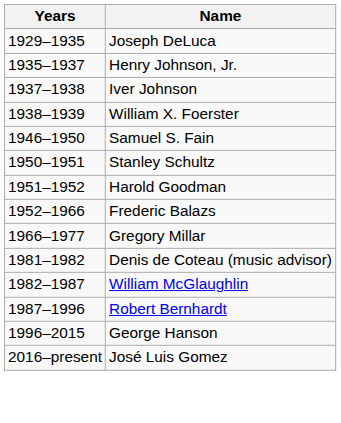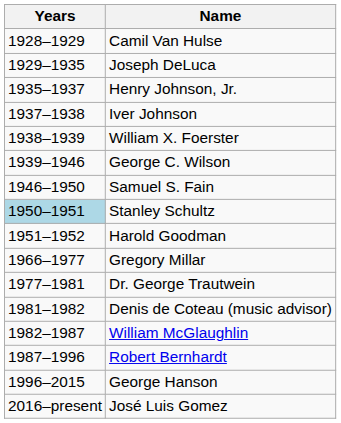+ row: (166, 41)
+ row: (170, 162)
(46, 162) no background -> (46, 211) lightblue background
- row: (162, 211)
+ row: (182, 284)
